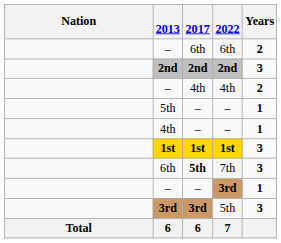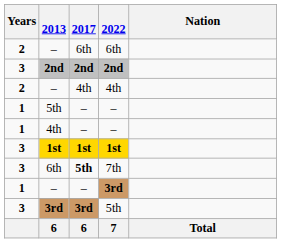columns swapped: (79, 22) <-> (260, 22)
